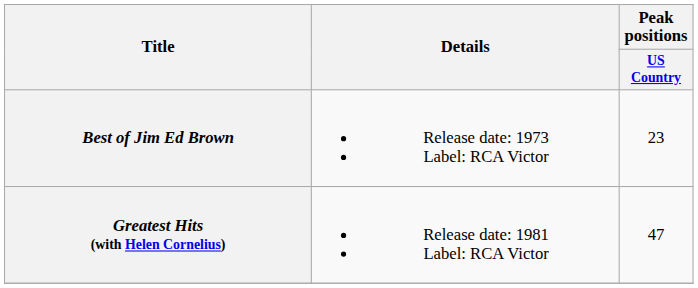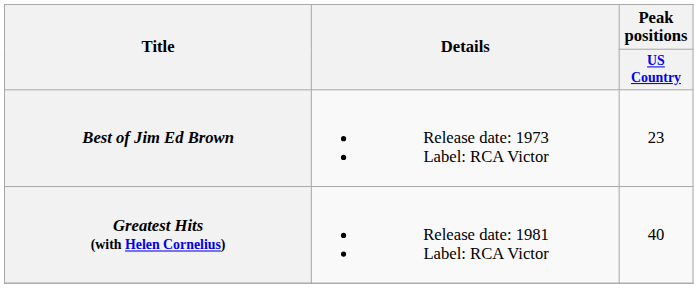(656, 235) 47 -> (656, 235) 40
